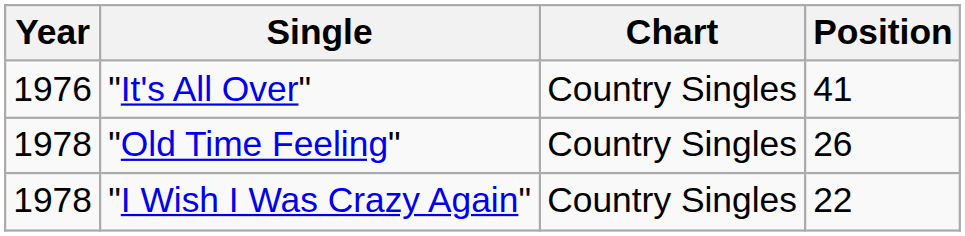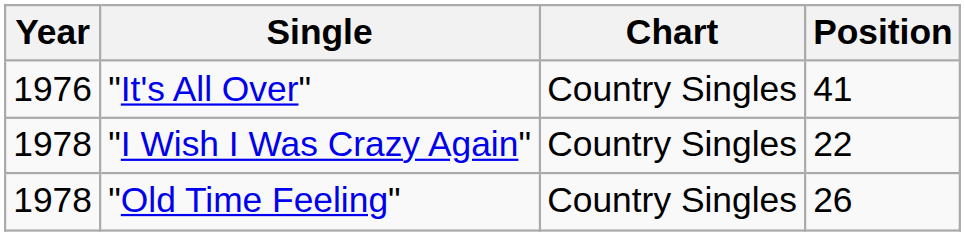rows swapped: (254, 144) <-> (320, 200)
